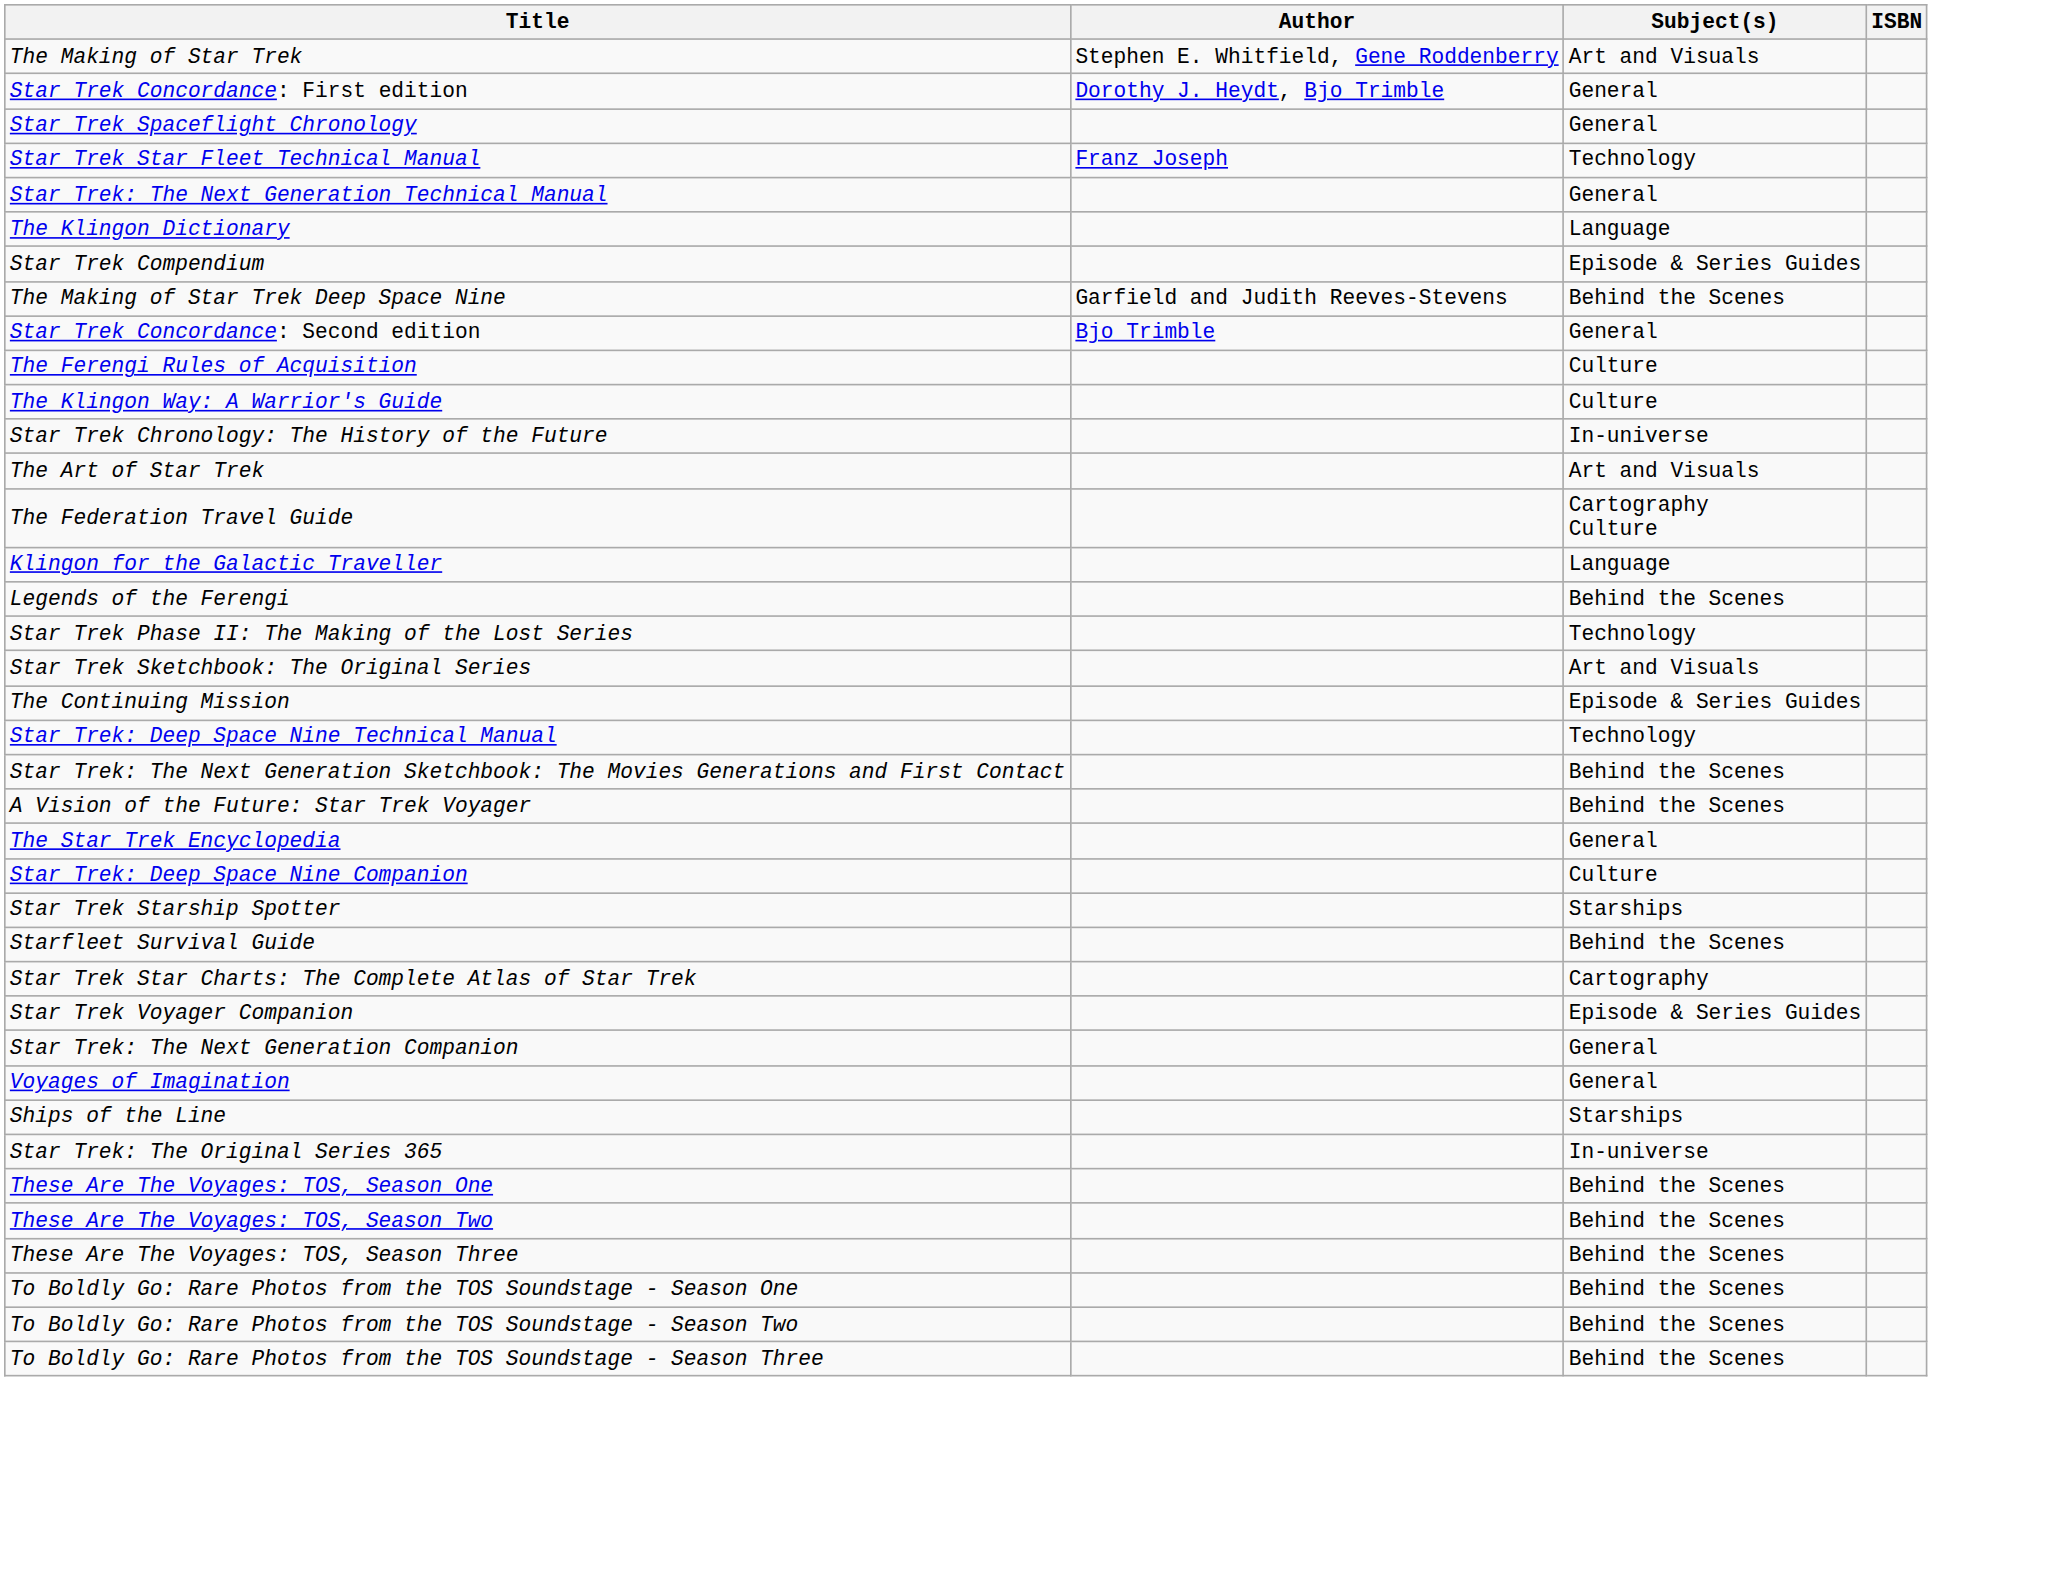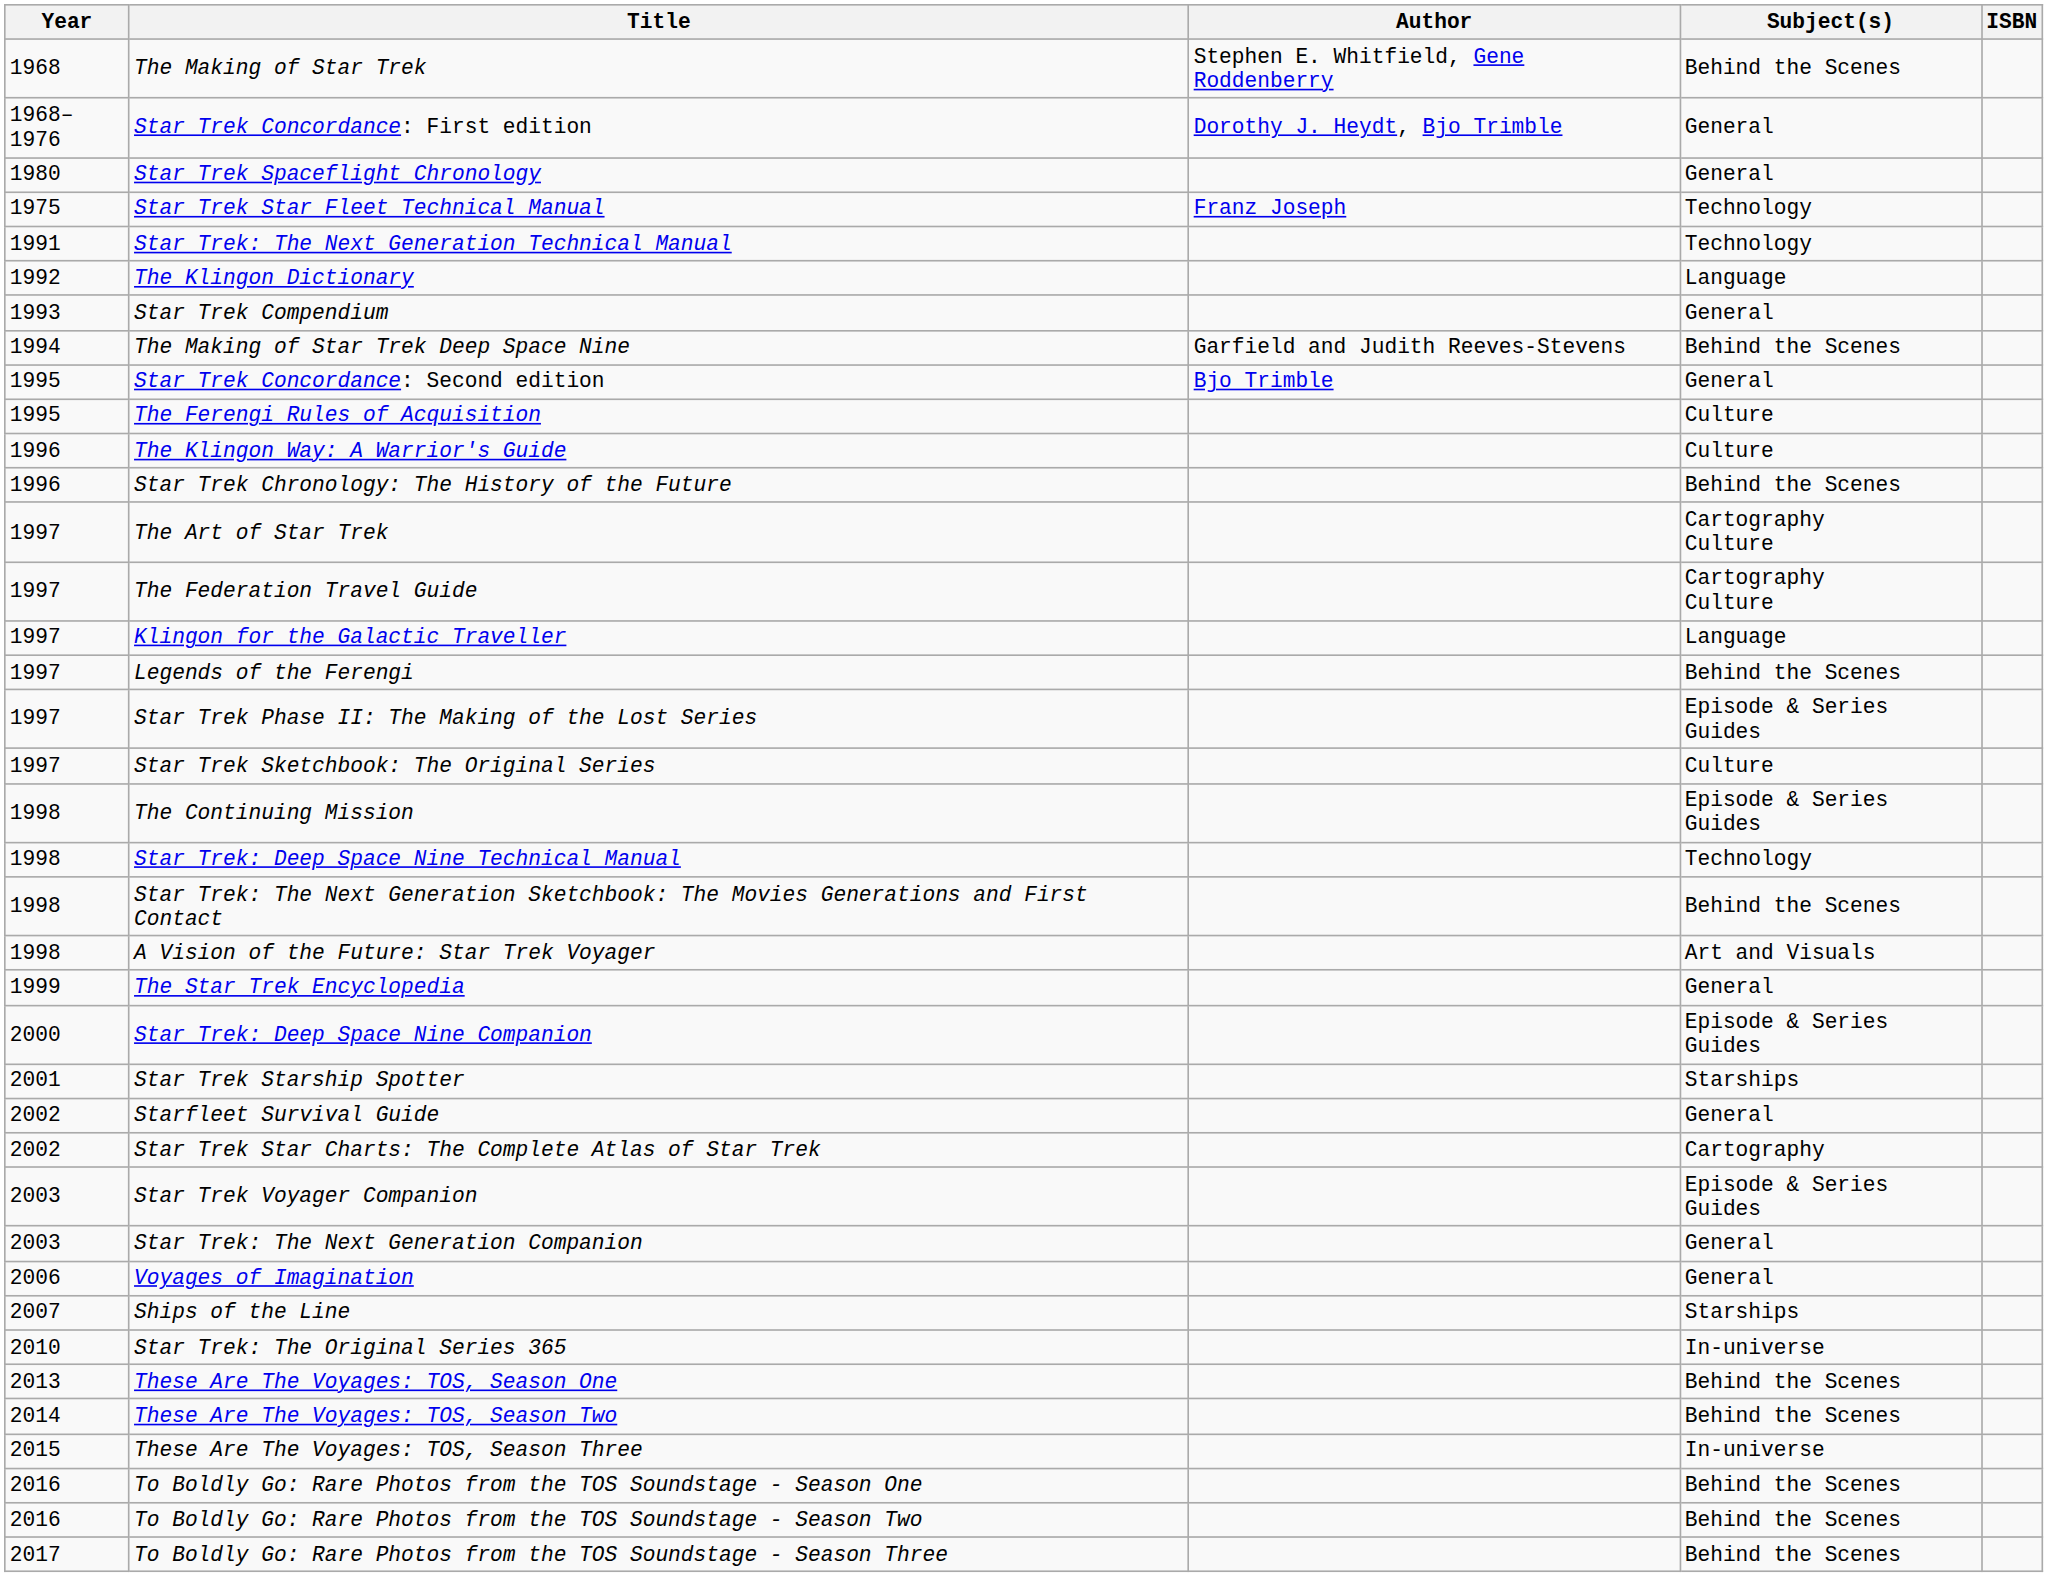+ column: (67, 22)
(1664, 57) Art and Visuals -> (1793, 69) Behind the Scenes
(1613, 195) General -> (1748, 244) Technology
(1715, 264) Episode & Series Guides -> (1729, 313) General
(1639, 437) In-universe -> (1793, 485) Behind the Scenes
(1664, 471) Art and Visuals -> (1755, 532) Cartography Culture
(1632, 634) Technology -> (1786, 719) Episode & Series Guides
(1664, 668) Art and Visuals -> (1729, 766) Culture
(1677, 806) Behind the Scenes -> (1780, 953) Art and Visuals
(1613, 875) Culture -> (1786, 1034) Episode & Series Guides
(1677, 944) Behind the Scenes -> (1729, 1116) General
(1677, 1255) Behind the Scenes -> (1755, 1451) In-universe
